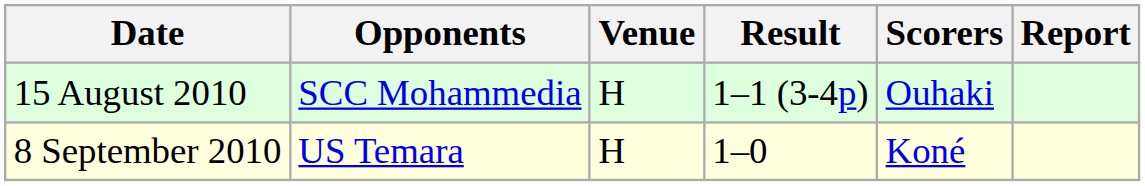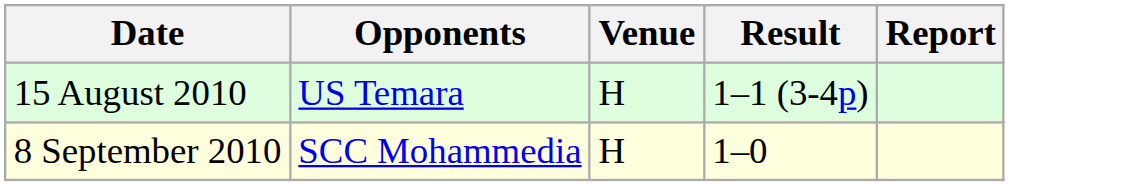- column: (945, 33)
(440, 92) SCC Mohammedia -> (381, 92) US Temara
(381, 150) US Temara -> (440, 150) SCC Mohammedia
